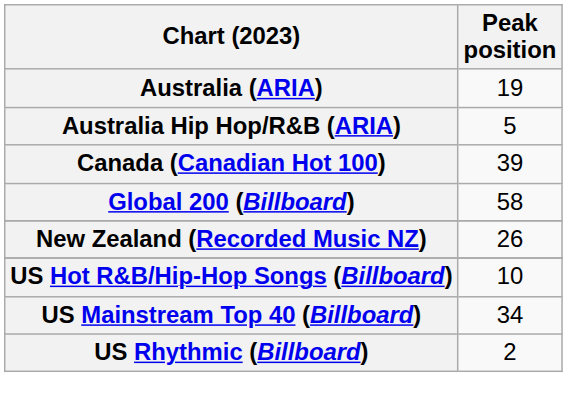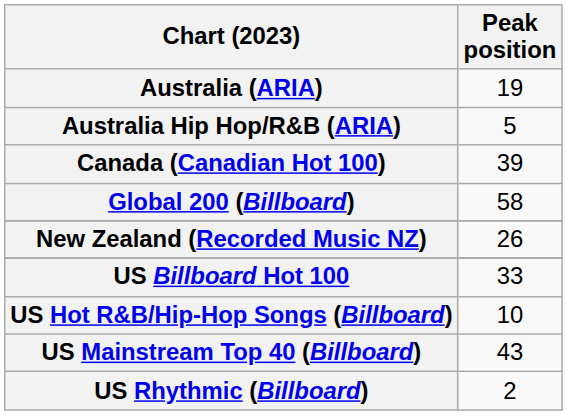+ row: (231, 277)
(510, 314) 34 -> (510, 352) 43
